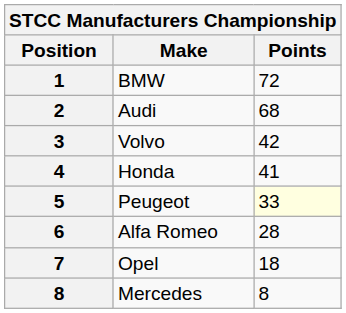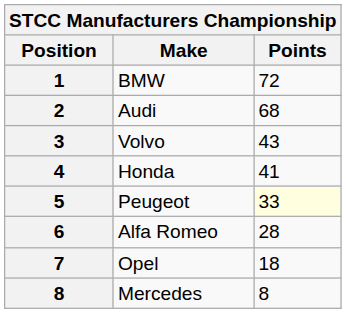(269, 141) 42 -> (269, 141) 43
